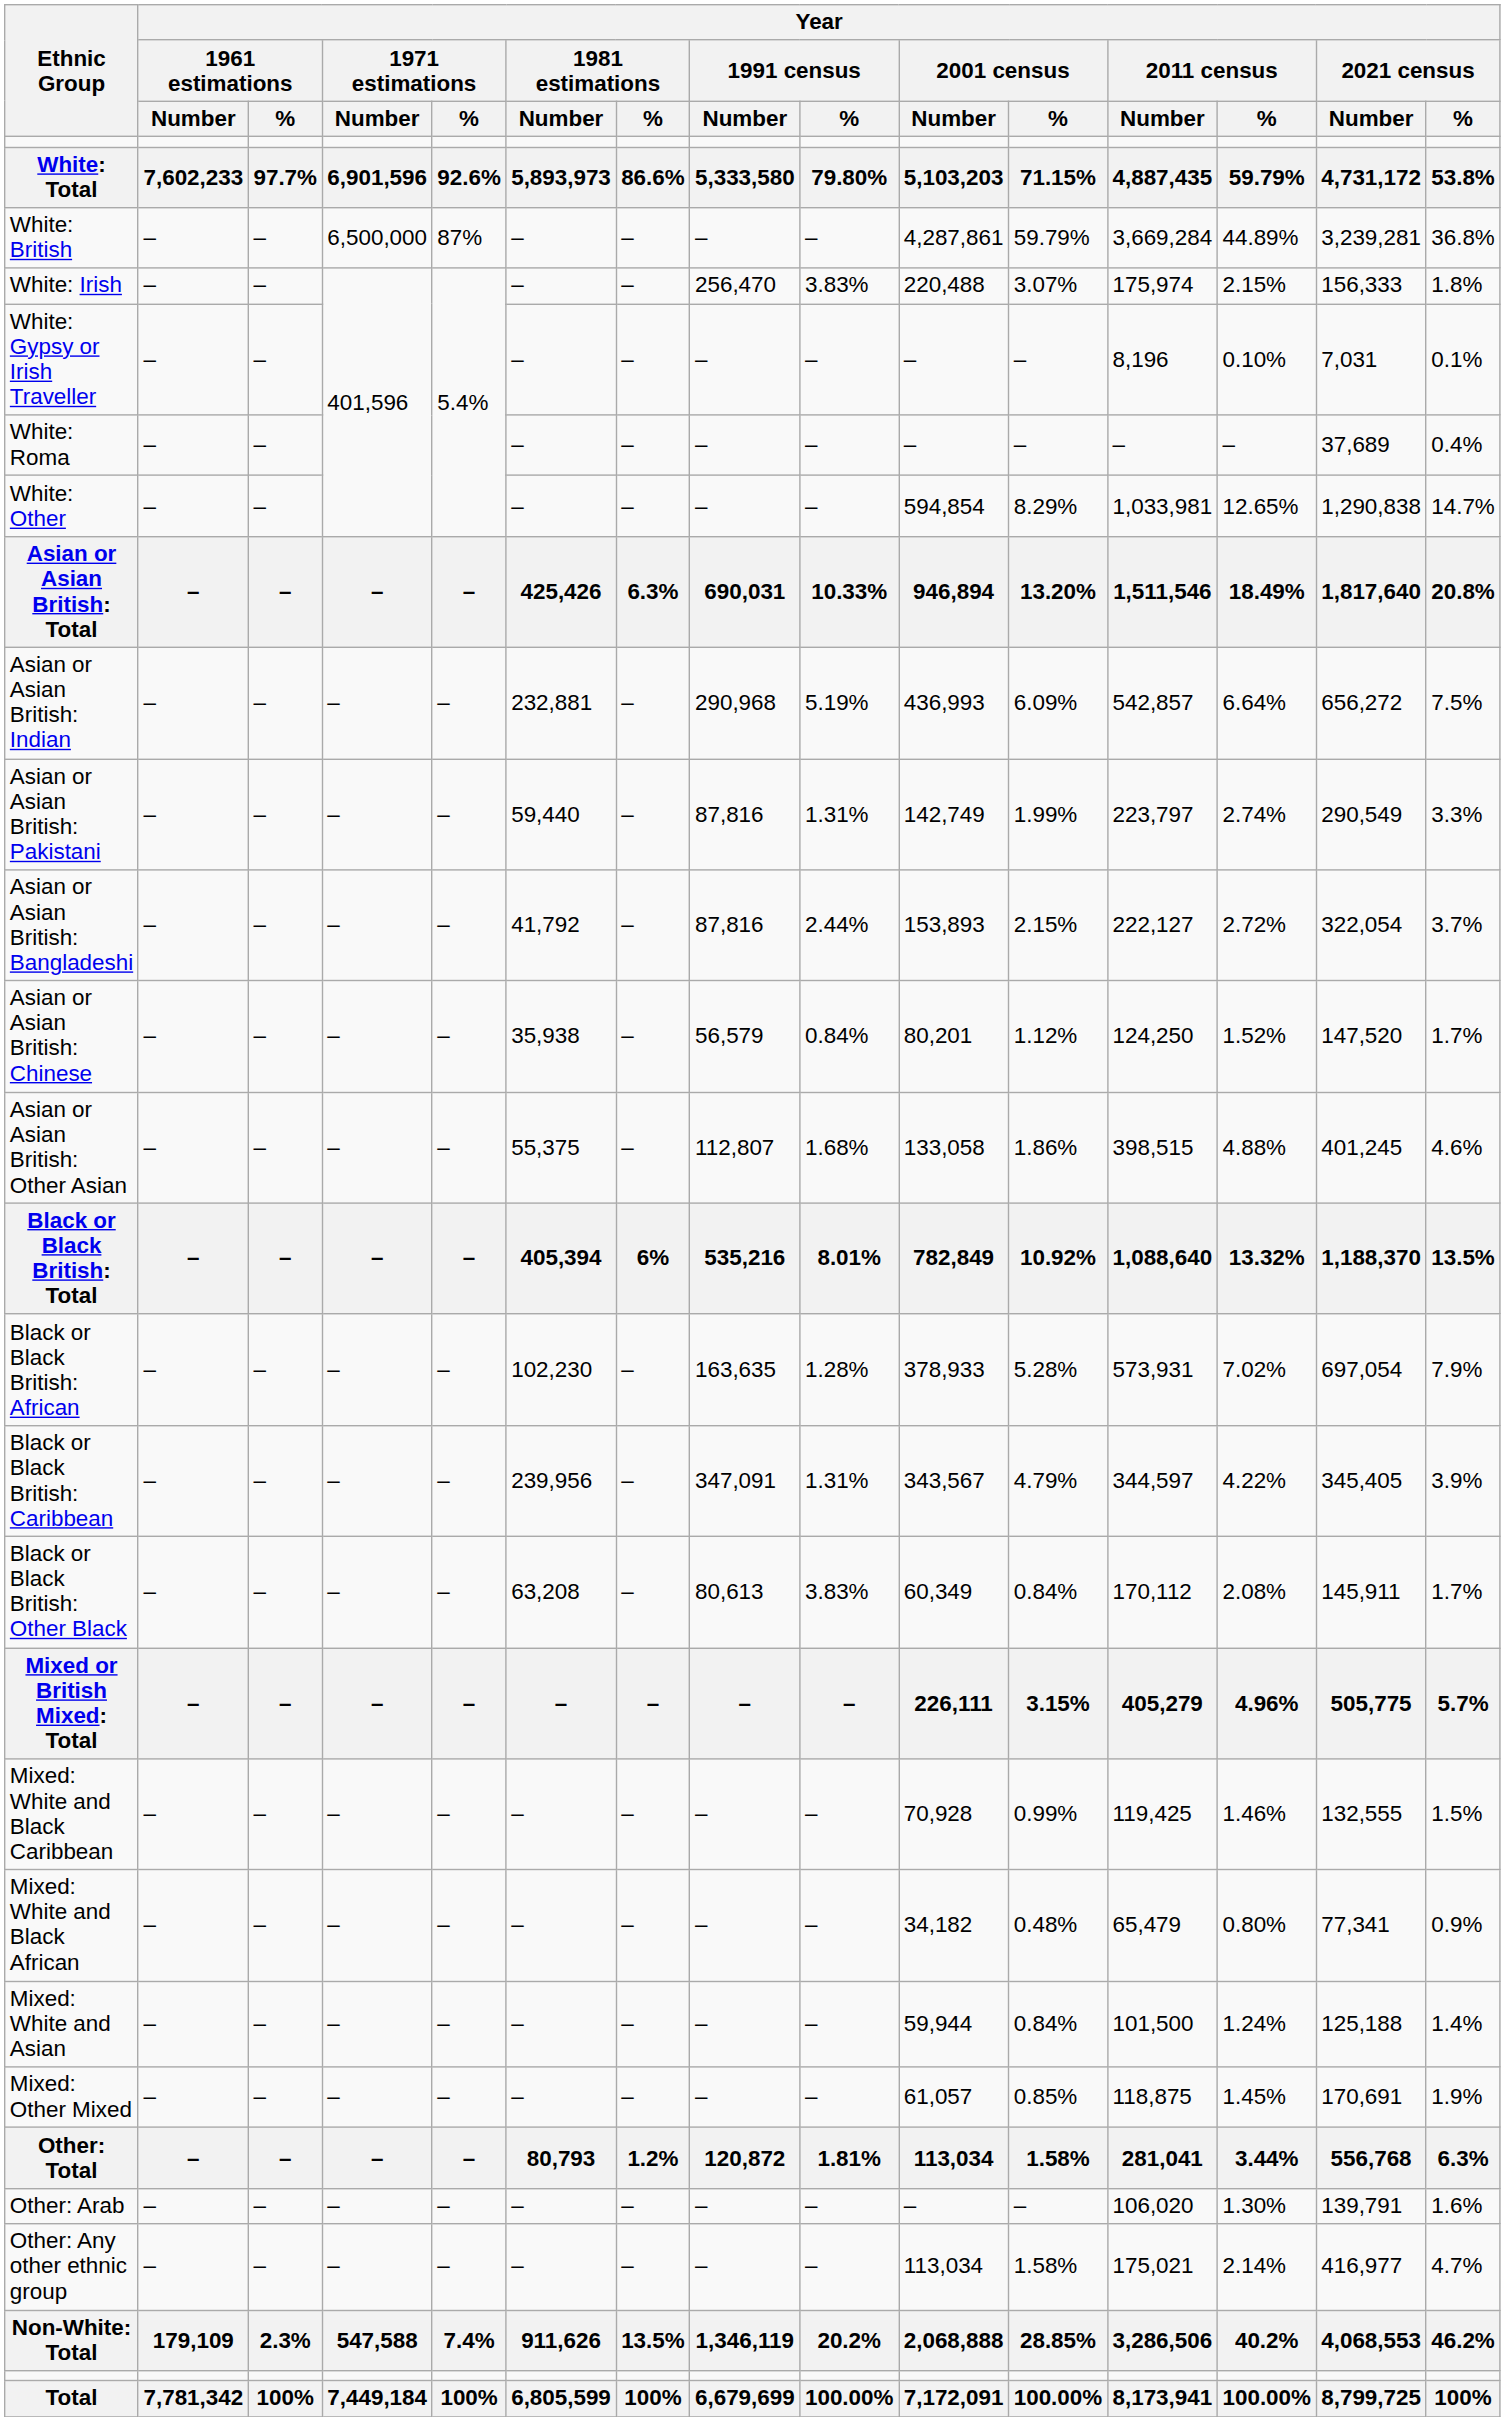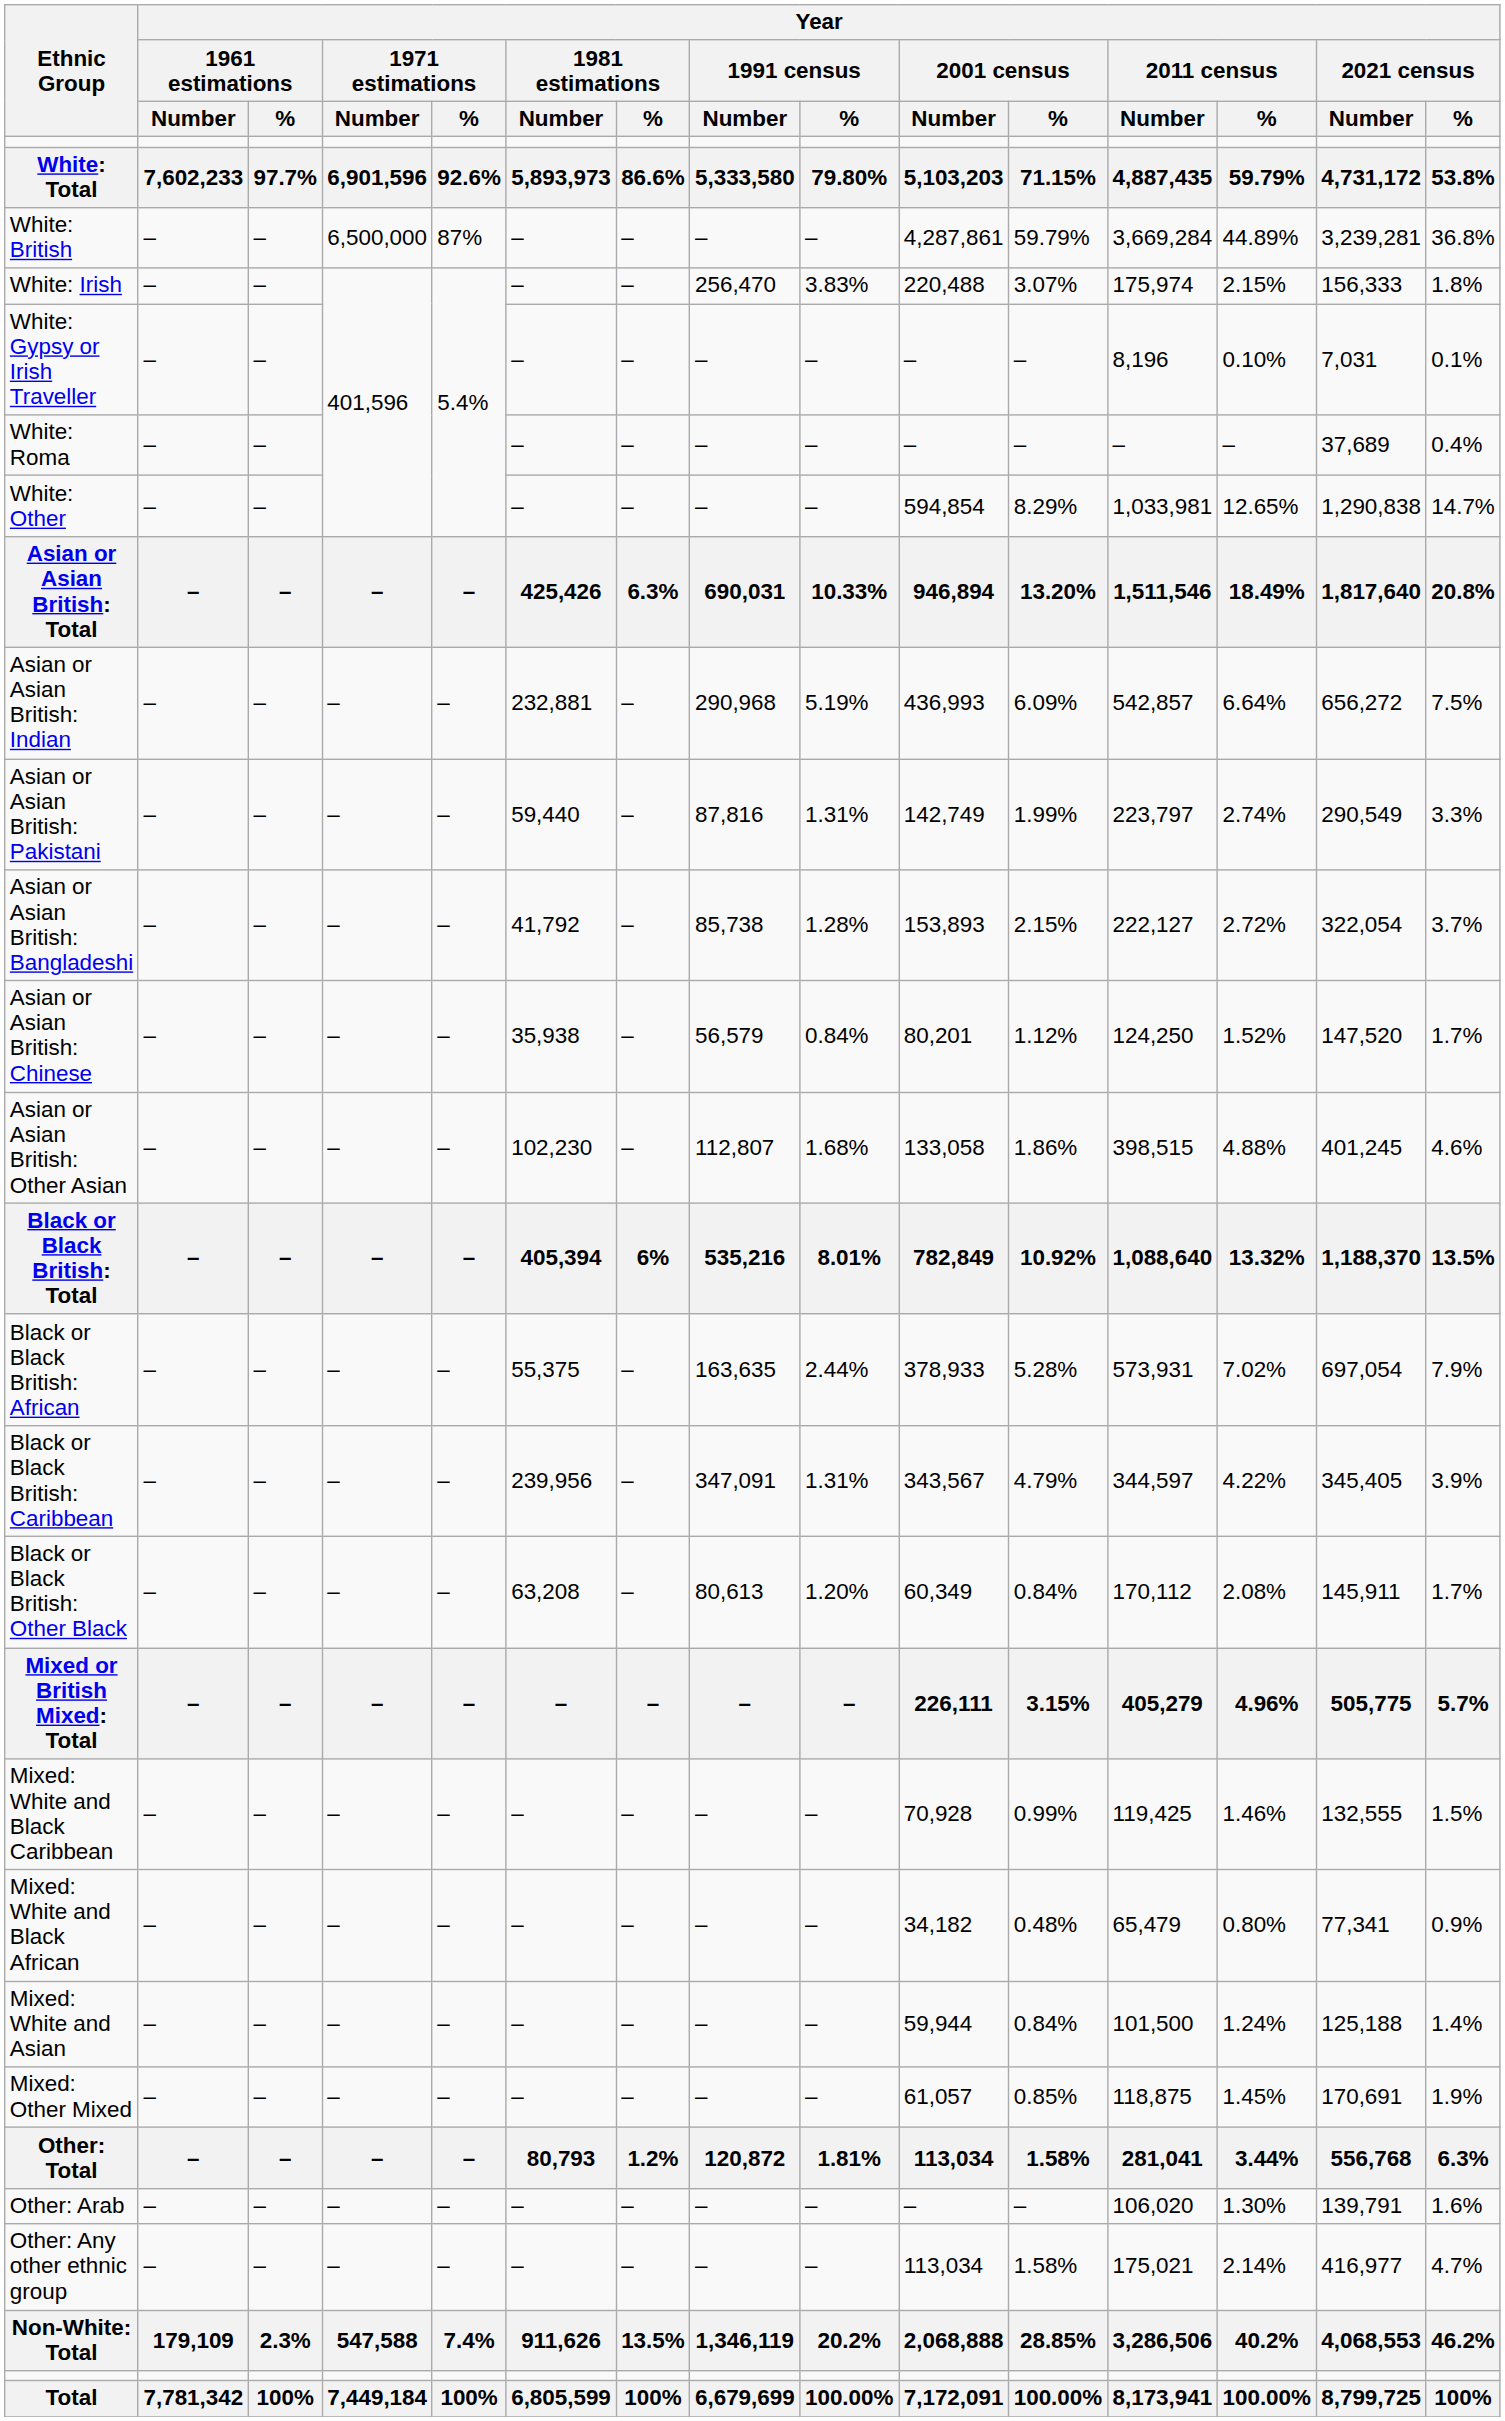(729, 925) 87,816 -> (729, 925) 85,738
(837, 925) 2.44% -> (837, 925) 1.28%
(545, 1147) 55,375 -> (552, 1147) 102,230
(552, 1369) 102,230 -> (545, 1369) 55,375
(837, 1369) 1.28% -> (837, 1369) 2.44%
(837, 1591) 3.83% -> (837, 1591) 1.20%
